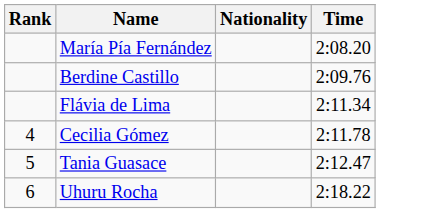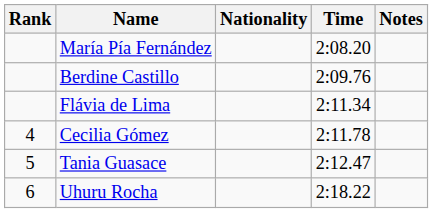+ column: (401, 18)
